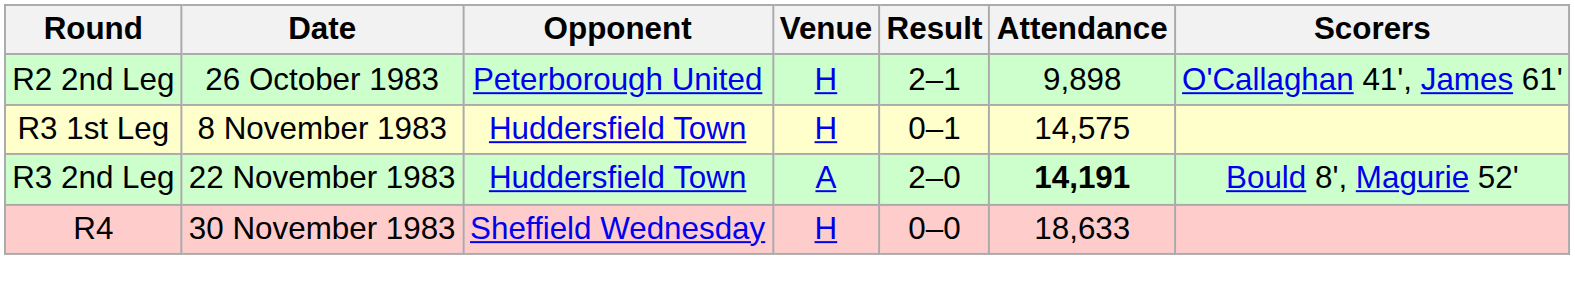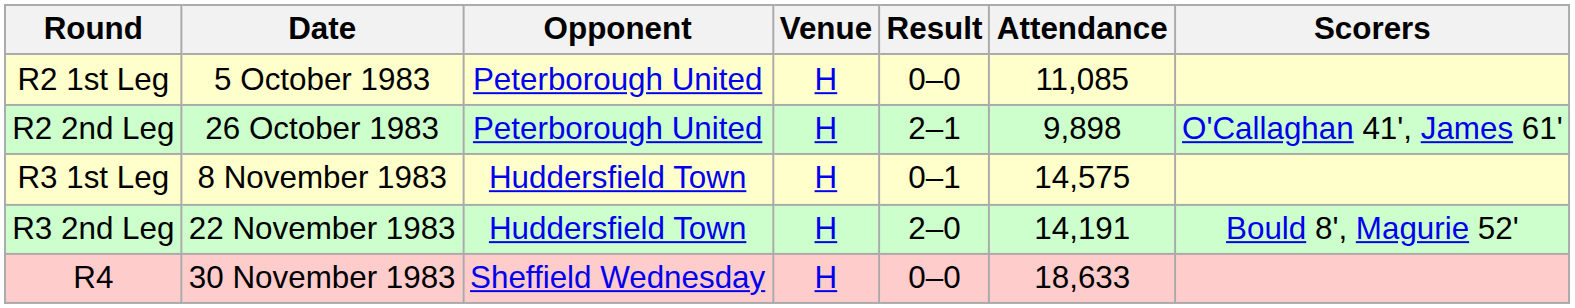+ row: (93, 79)
(826, 178) A -> (826, 228) H
(1082, 178) bold -> (1082, 228) normal
